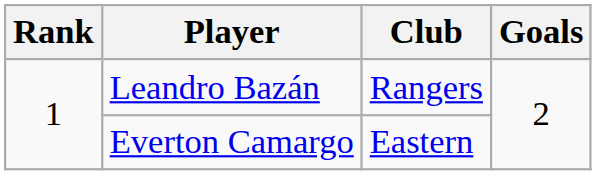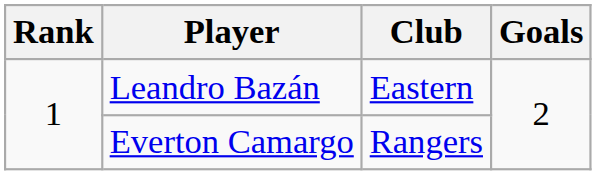(426, 86) Rangers -> (422, 86) Eastern
(422, 141) Eastern -> (426, 141) Rangers
